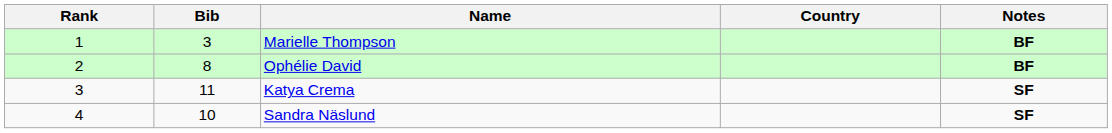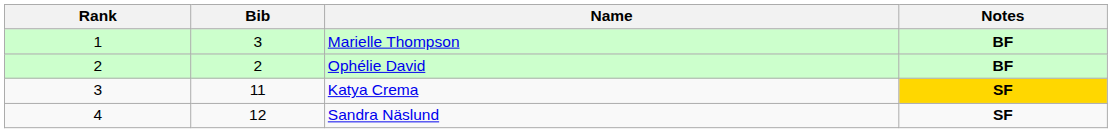- column: (830, 16)
(207, 66) 8 -> (258, 66) 2
(1024, 90) no background -> (1003, 90) gold background
(207, 115) 10 -> (258, 115) 12
